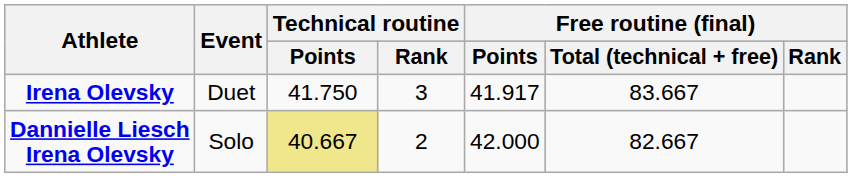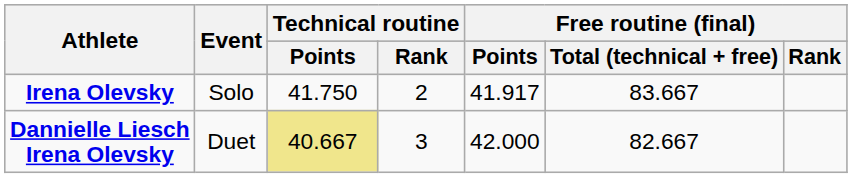(231, 93) Duet -> (231, 93) Solo
(421, 93) 3 -> (421, 93) 2
(231, 142) Solo -> (231, 142) Duet
(421, 142) 2 -> (421, 142) 3
